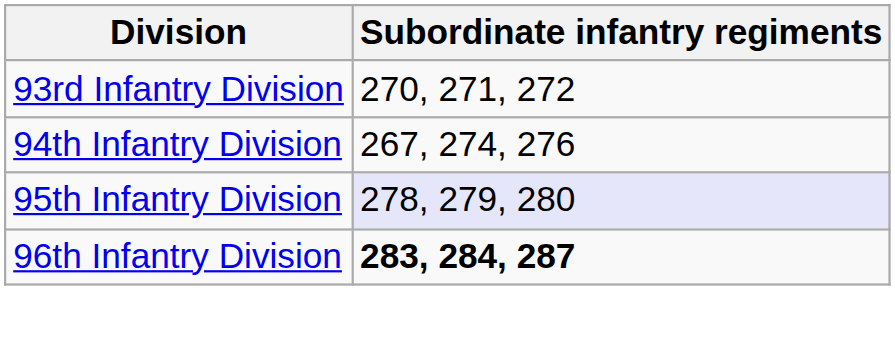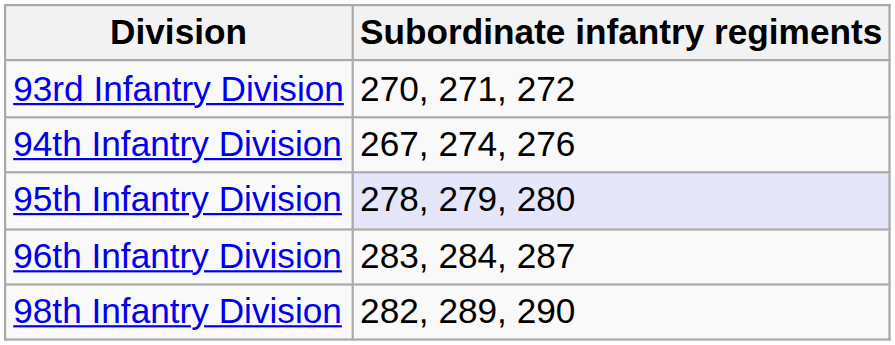(468, 255) bold -> (468, 255) normal
+ row: (178, 311)
